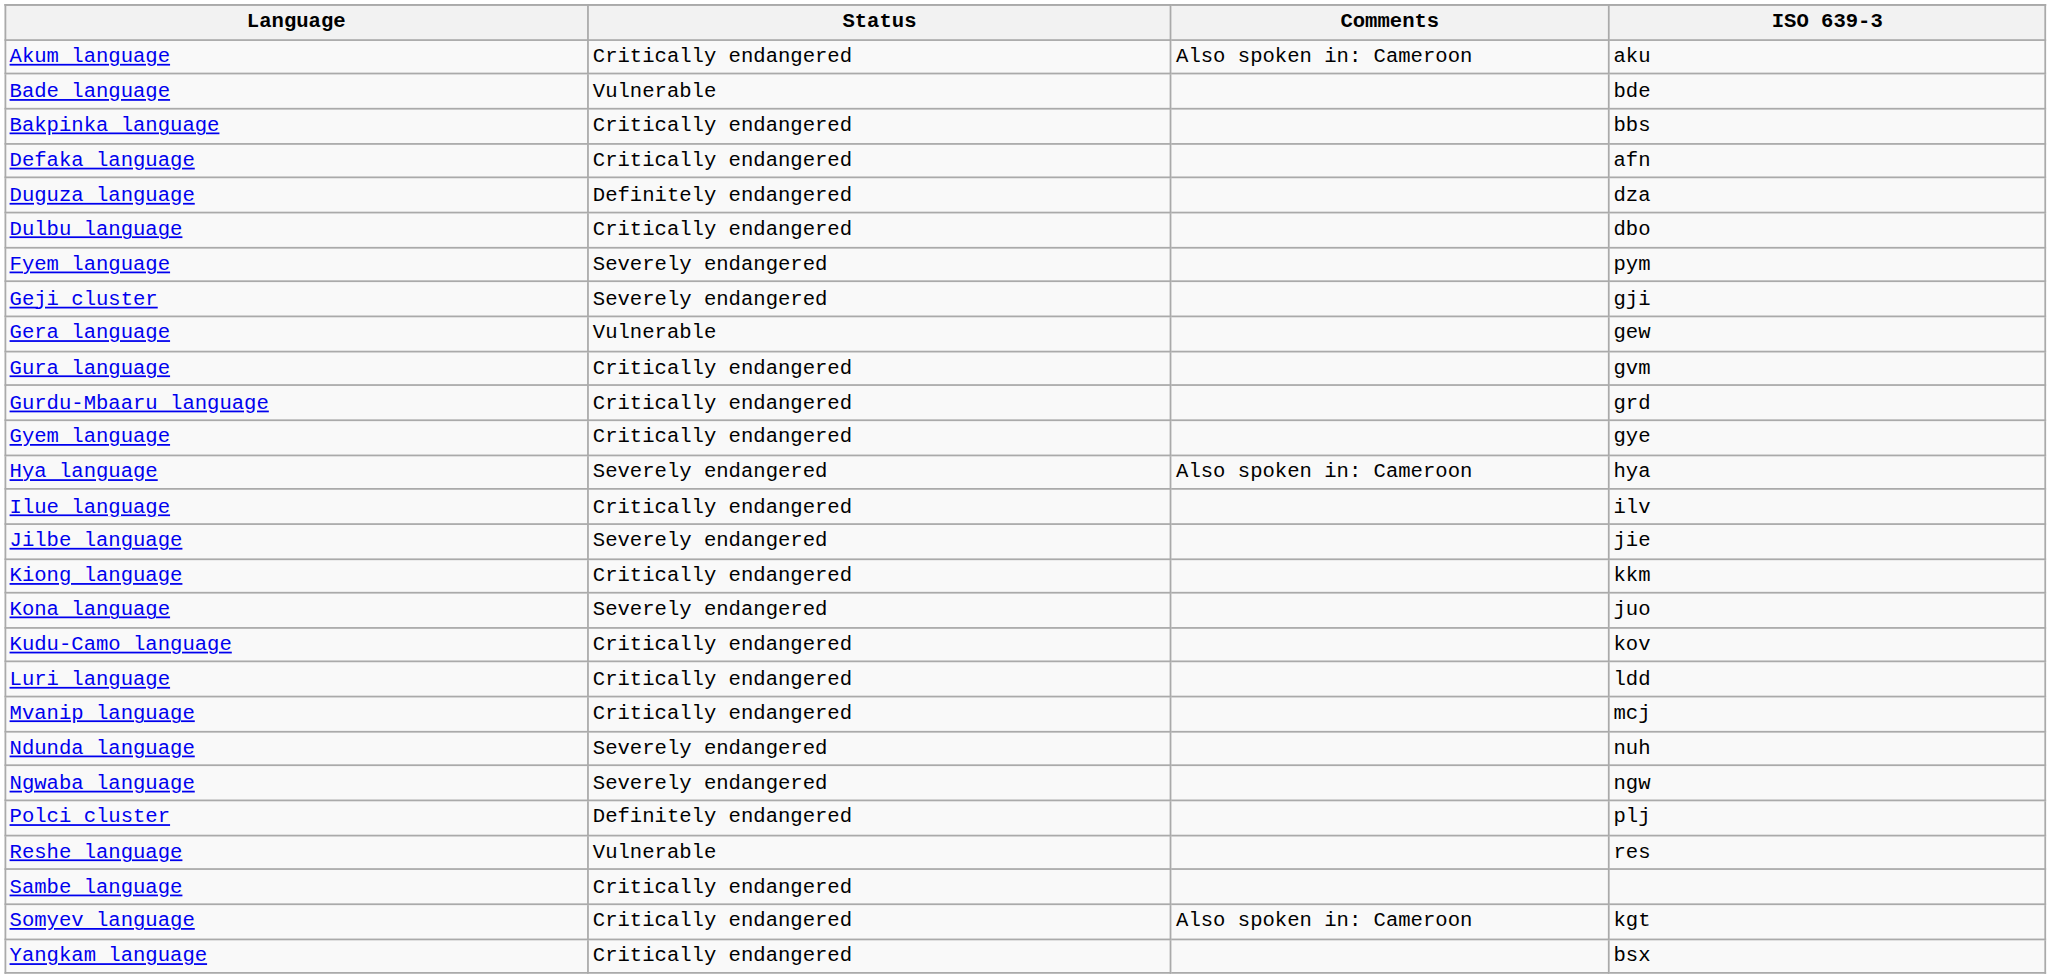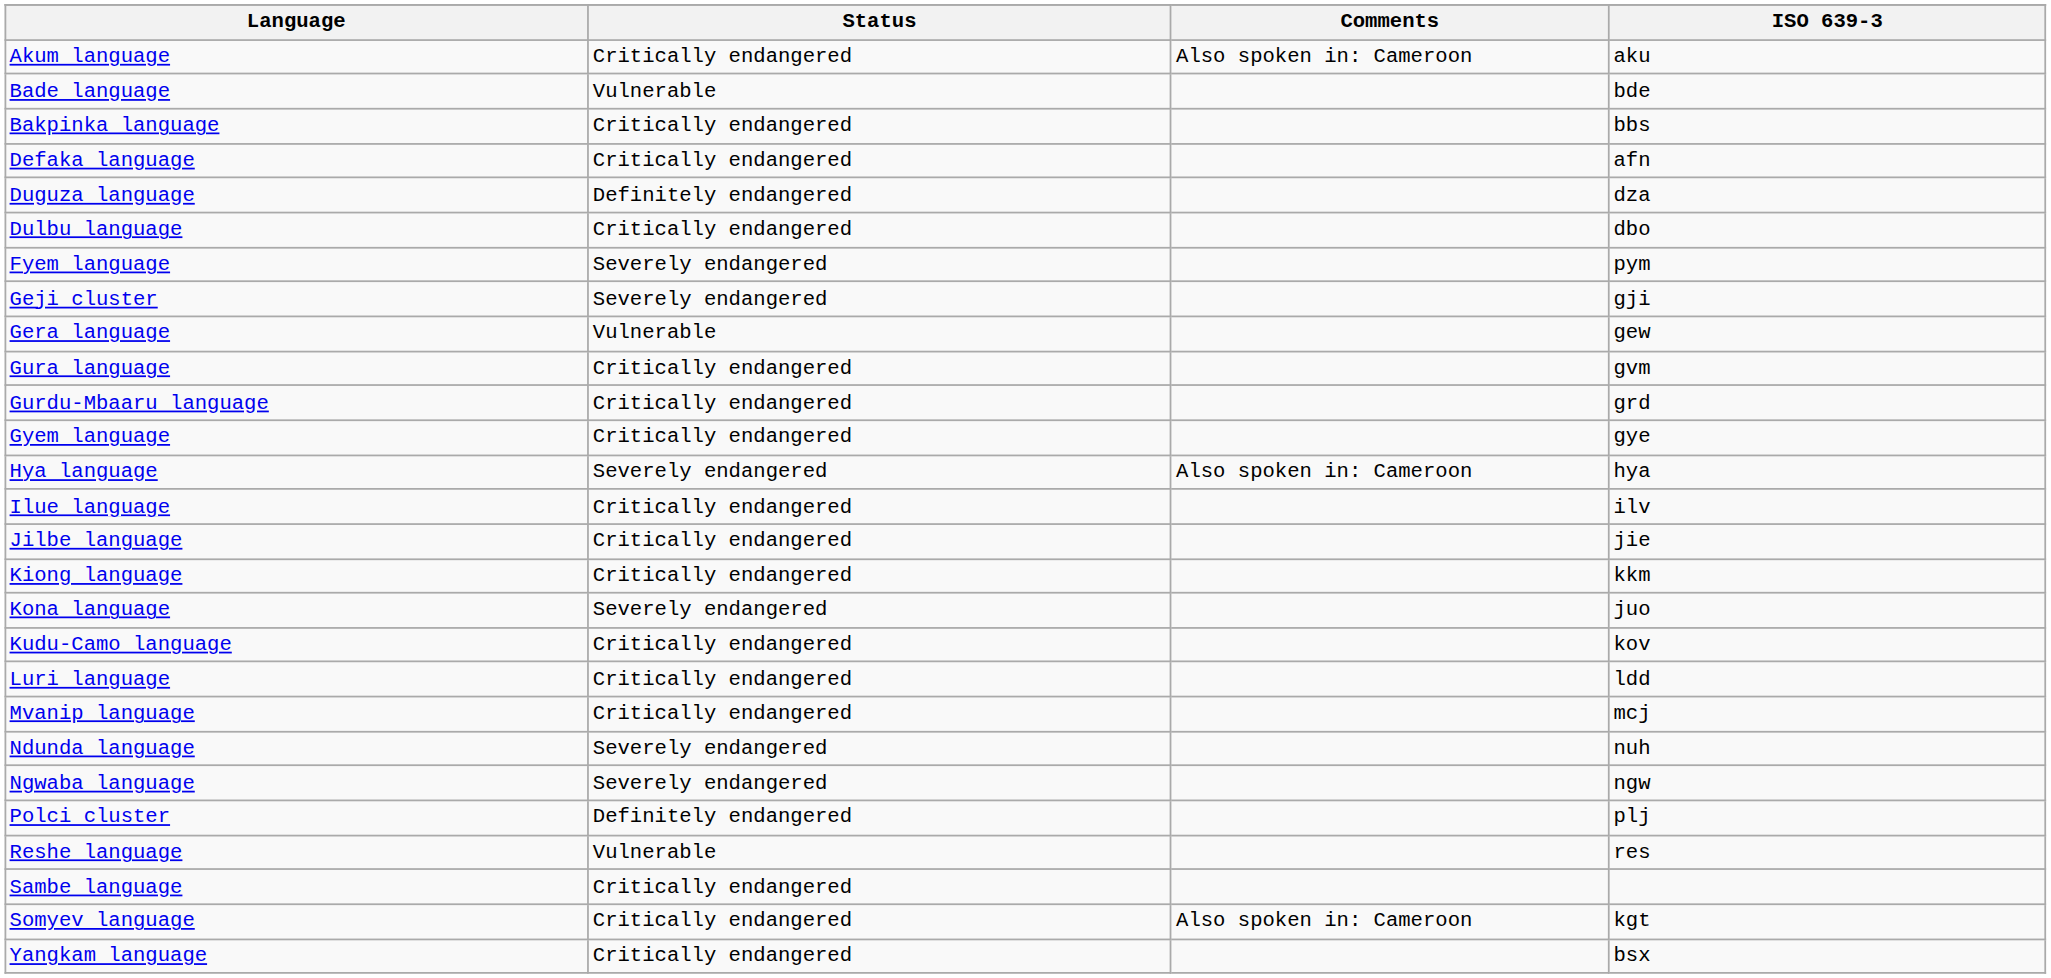(710, 541) Severely endangered -> (722, 541) Critically endangered
